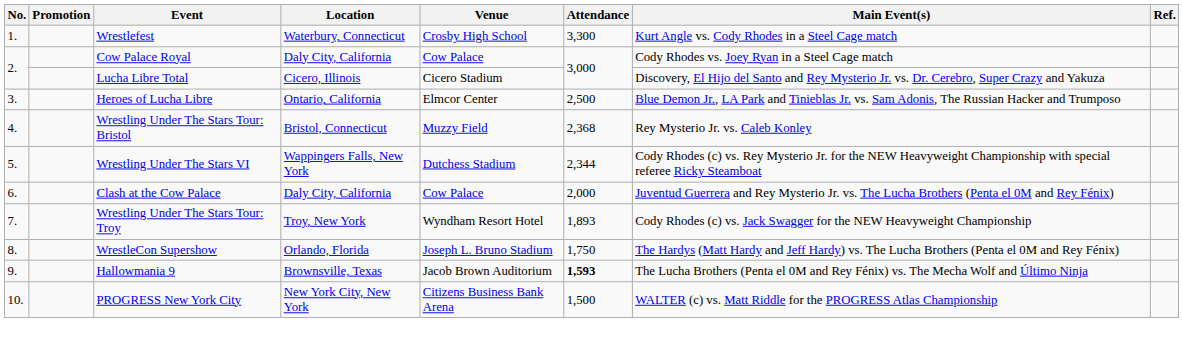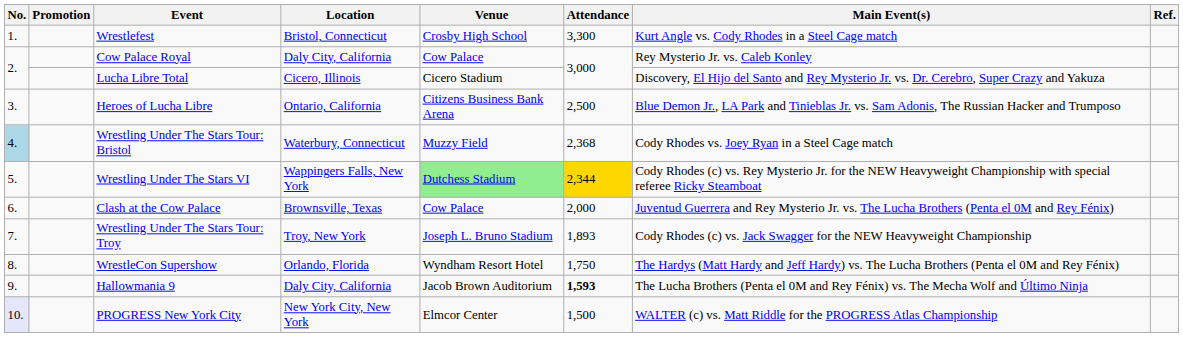(344, 35) Waterbury, Connecticut -> (335, 35) Bristol, Connecticut
(764, 56) Cody Rhodes vs. Joey Ryan in a Steel Cage match -> (723, 56) Rey Mysterio Jr. vs. Caleb Konley
(460, 99) Elmcor Center -> (483, 106) Citizens Business Bank Arena
(12, 127) no background -> (12, 142) lightblue background
(335, 127) Bristol, Connecticut -> (344, 142) Waterbury, Connecticut
(723, 127) Rey Mysterio Jr. vs. Caleb Konley -> (764, 142) Cody Rhodes vs. Joey Ryan in a Steel Cage match
(469, 163) no background -> (469, 178) lightgreen background
(581, 163) no background -> (581, 178) gold background
(337, 192) Daly City, California -> (333, 207) Brownsville, Texas
(483, 220) Wyndham Resort Hotel -> (488, 236) Joseph L. Bruno Stadium
(488, 249) Joseph L. Bruno Stadium -> (483, 264) Wyndham Resort Hotel
(333, 270) Brownsville, Texas -> (337, 285) Daly City, California
(15, 299) no background -> (15, 314) lavender background
(483, 299) Citizens Business Bank Arena -> (460, 314) Elmcor Center
